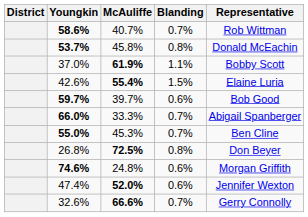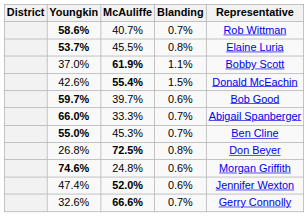(128, 47) 45.8% -> (128, 47) 45.5%
(255, 47) Donald McEachin -> (255, 47) Elaine Luria
(255, 82) Elaine Luria -> (255, 82) Donald McEachin
